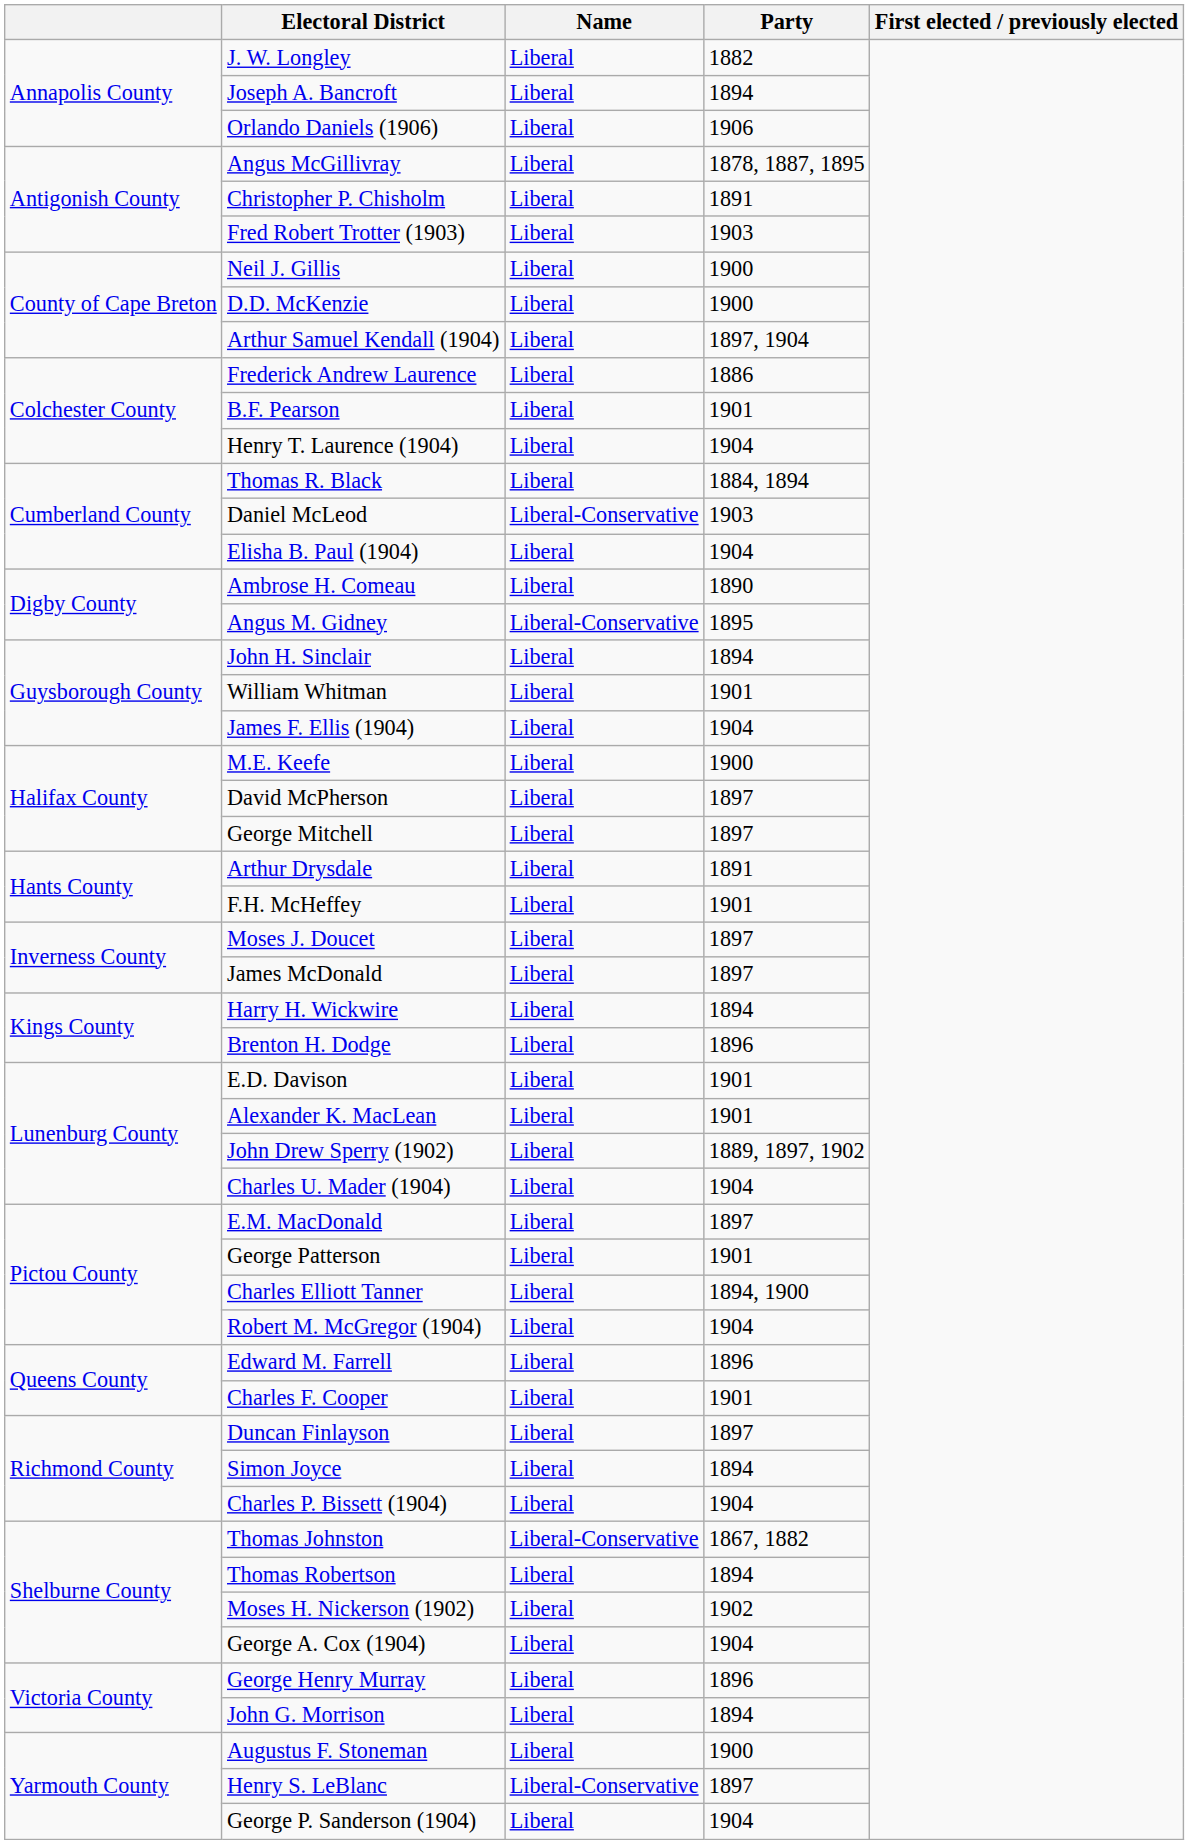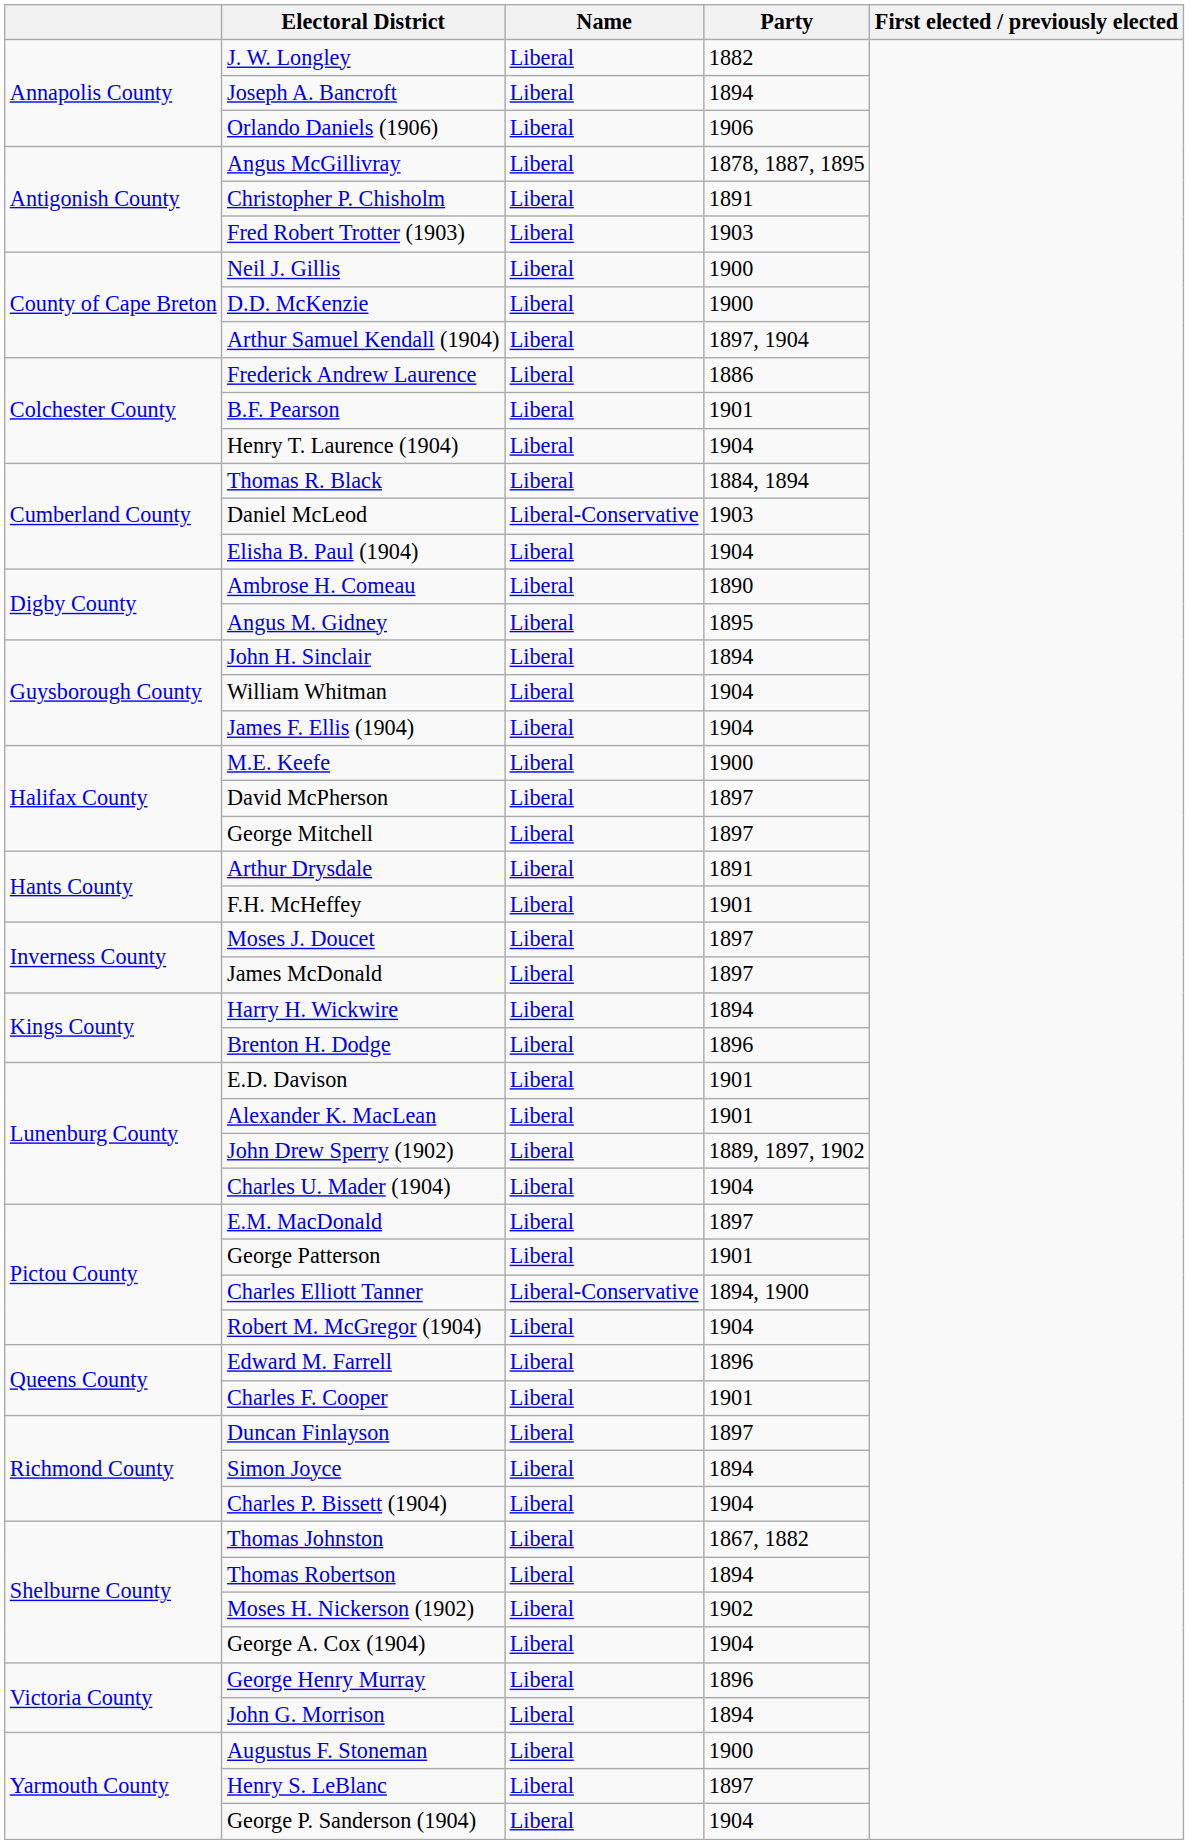(604, 621) Liberal-Conservative -> (542, 621) Liberal
(731, 692) 1901 -> (731, 692) 1904
(542, 1291) Liberal -> (604, 1291) Liberal-Conservative
(604, 1538) Liberal-Conservative -> (542, 1538) Liberal
(604, 1785) Liberal-Conservative -> (542, 1785) Liberal
